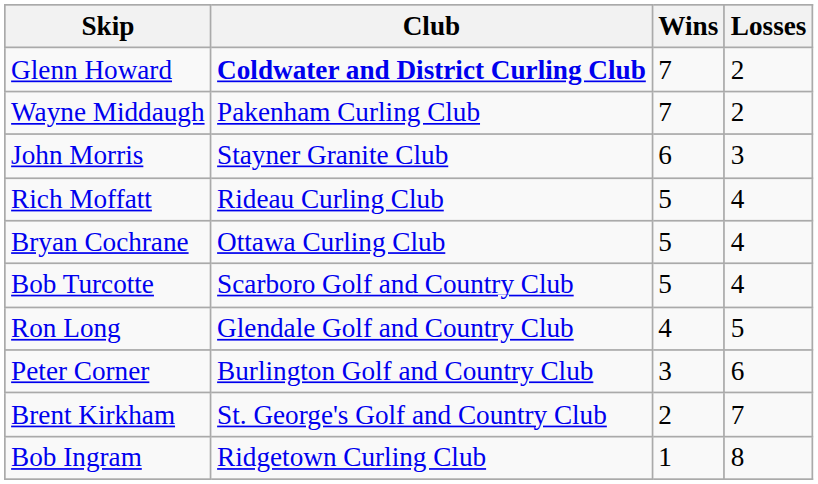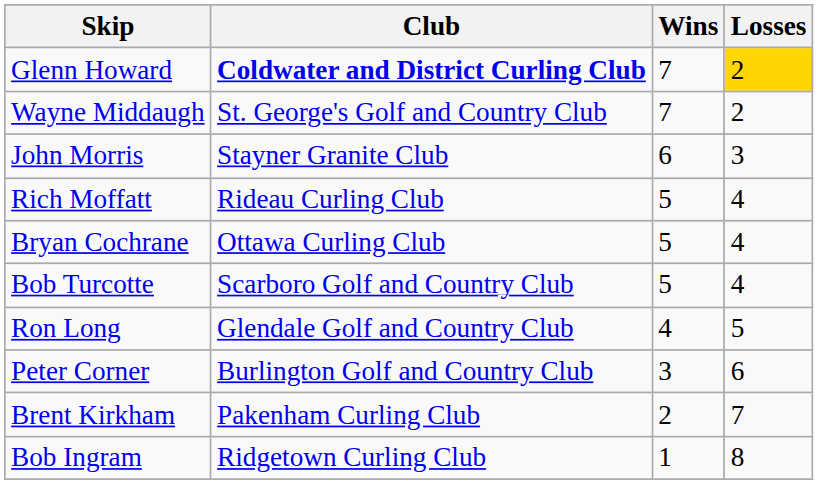(738, 69) no background -> (738, 69) gold background
(349, 112) Pakenham Curling Club -> (412, 112) St. George's Golf and Country Club
(412, 414) St. George's Golf and Country Club -> (349, 414) Pakenham Curling Club
